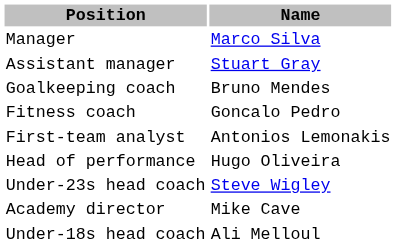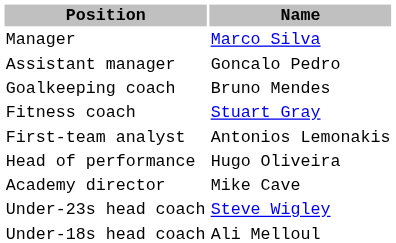(266, 64) Stuart Gray -> (276, 64) Goncalo Pedro
(276, 113) Goncalo Pedro -> (266, 113) Stuart Gray
rows swapped: (86, 210) <-> (106, 186)
